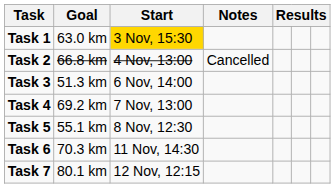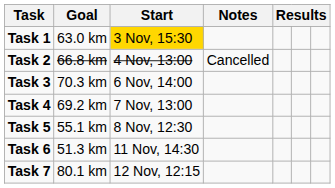(82, 82) 51.3 km -> (82, 82) 70.3 km
(82, 149) 70.3 km -> (82, 149) 51.3 km
